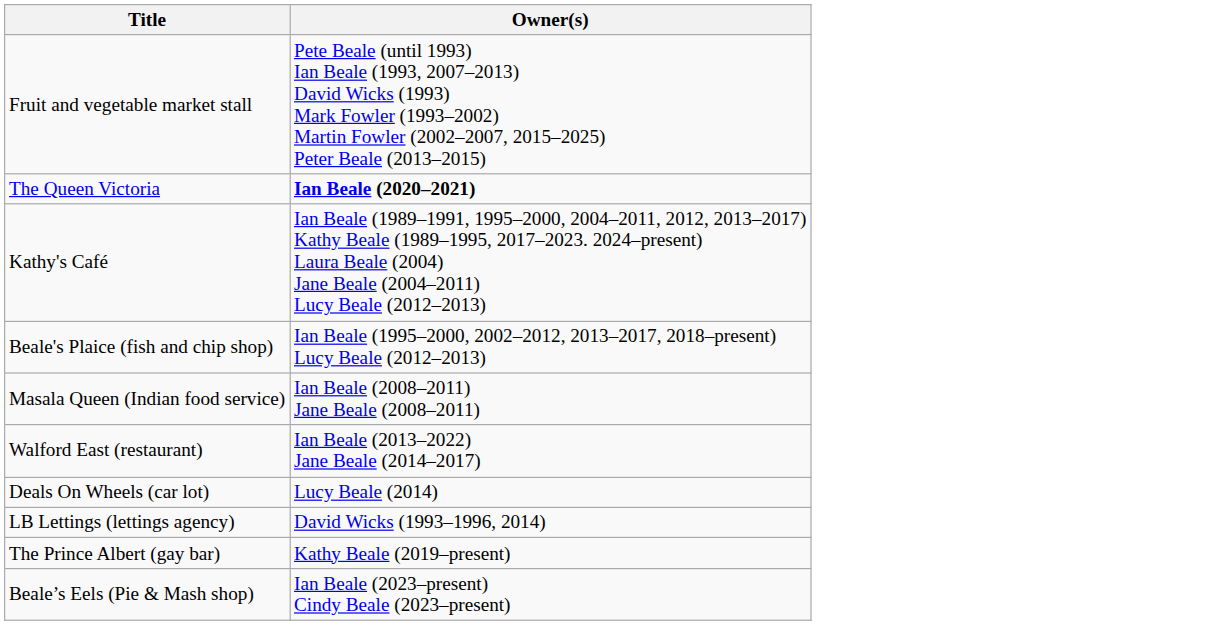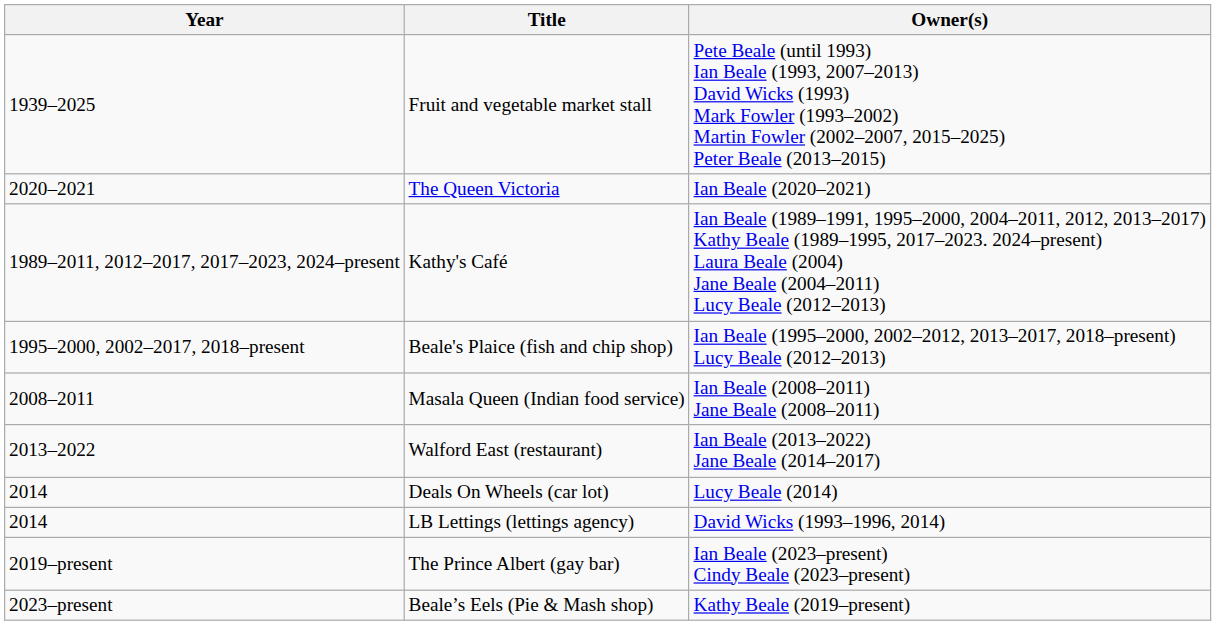+ column: (204, 19)
(385, 188) bold -> (782, 188) normal
(402, 552) Kathy Beale (2019–present) -> (802, 563) Ian Beale (2023–present) Cindy Beale (2023–present)
(402, 594) Ian Beale (2023–present) Cindy Beale (2023–present) -> (802, 605) Kathy Beale (2019–present)
